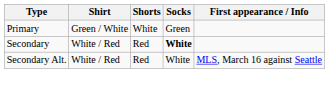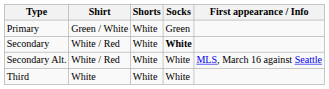(141, 44) Red -> (145, 44) White
(141, 60) Red -> (145, 60) White
+ row: (18, 76)
